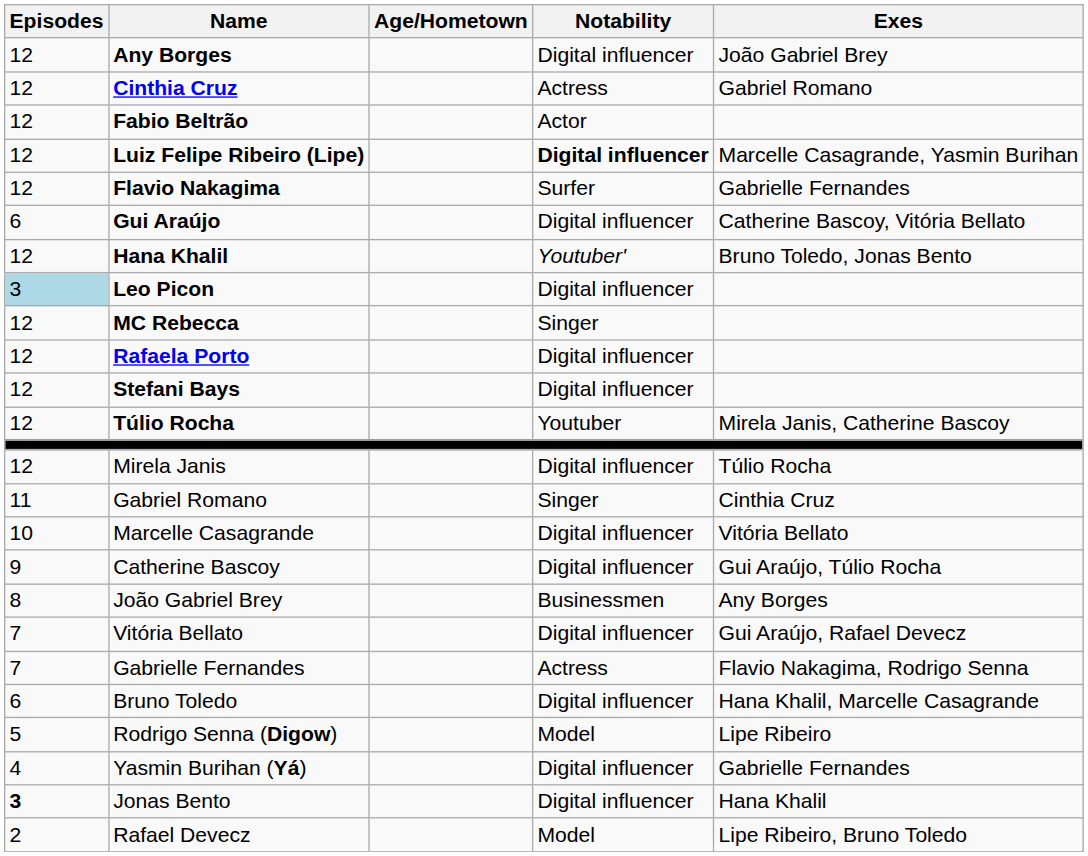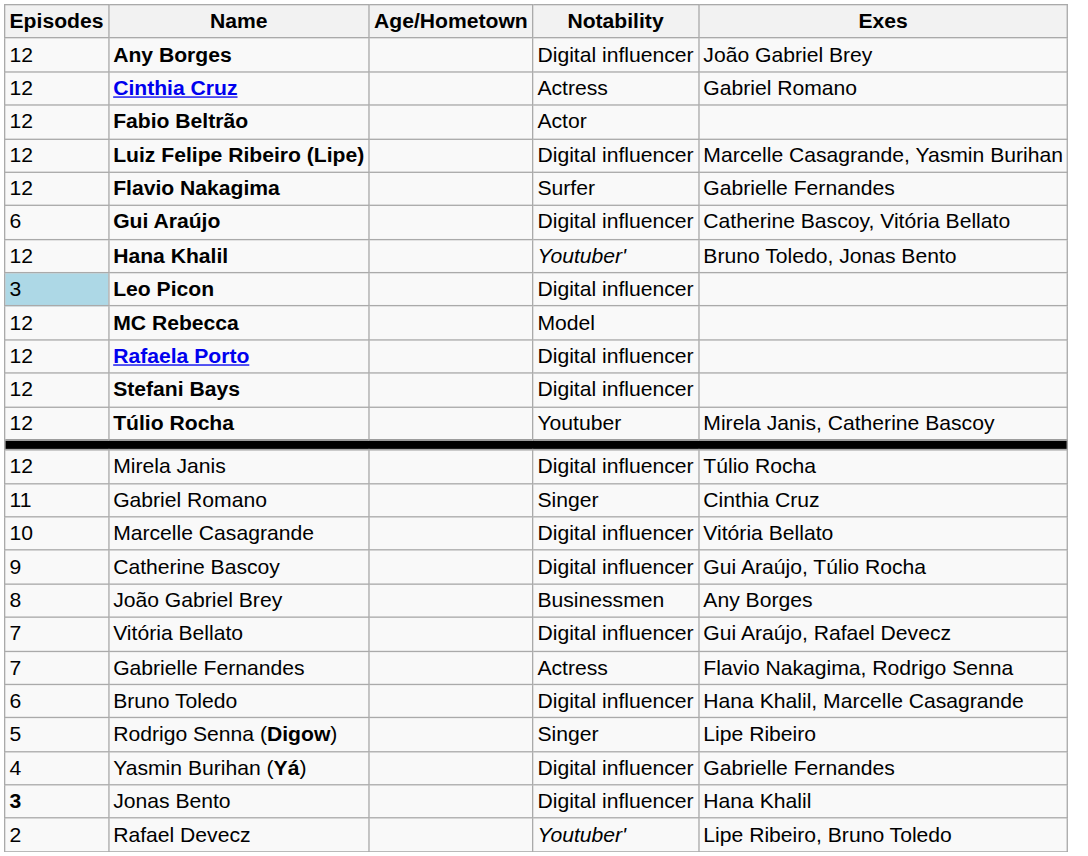(623, 155) bold -> (616, 155) normal
(568, 322) Singer -> (566, 322) Model
(566, 734) Model -> (568, 734) Singer
(566, 834) Model -> (582, 834) Youtuber'
